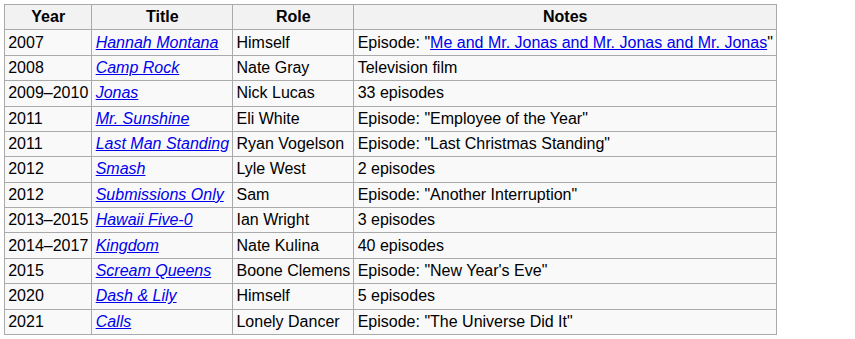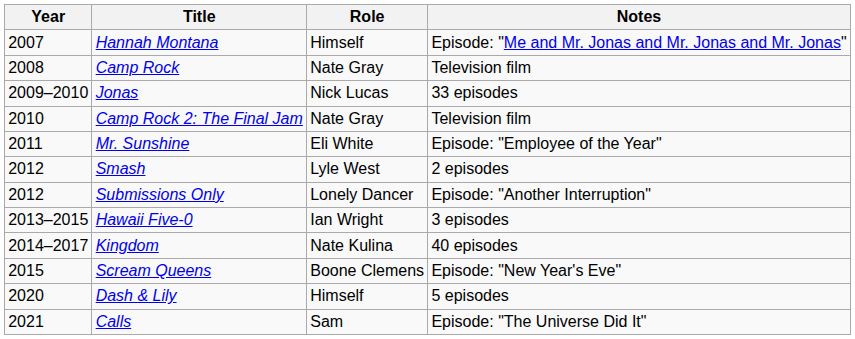+ row: (199, 118)
- row: (162, 144)
(253, 194) Sam -> (362, 194) Lonely Dancer
(288, 321) Lonely Dancer -> (327, 321) Sam
